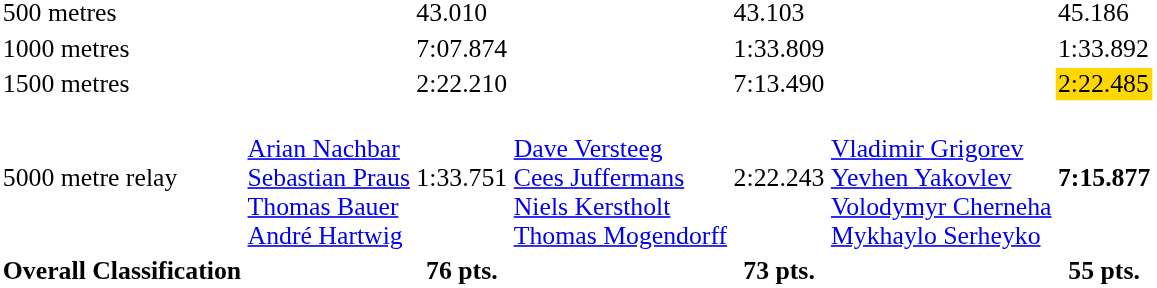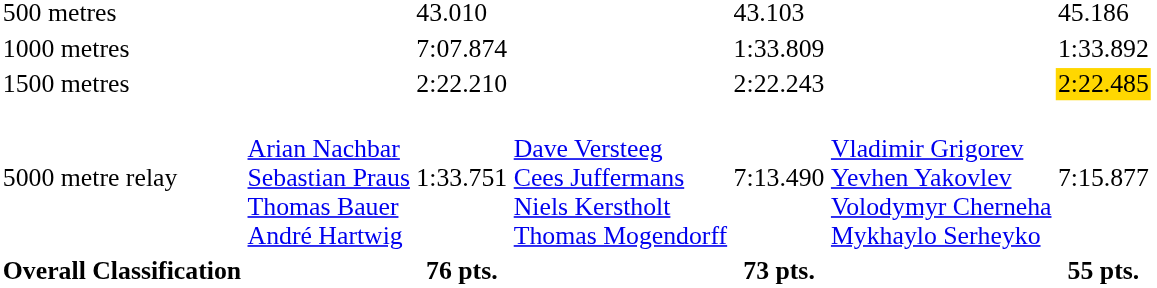(779, 83) 7:13.490 -> (779, 83) 2:22.243
(779, 177) 2:22.243 -> (779, 177) 7:13.490
(1104, 177) bold -> (1103, 177) normal
